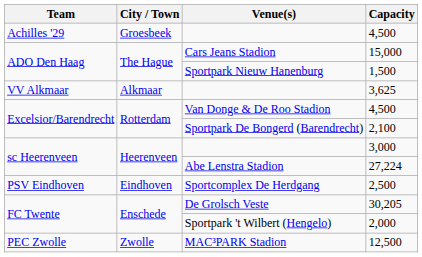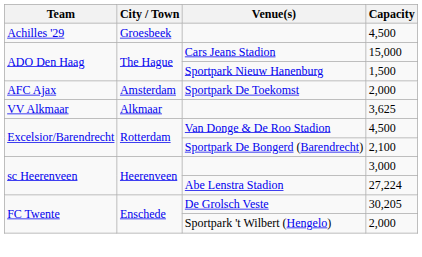+ row: (242, 90)
- row: (252, 185)
- row: (236, 242)
